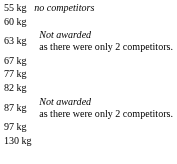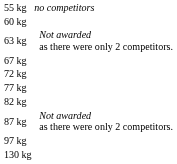+ row: (15, 74)
